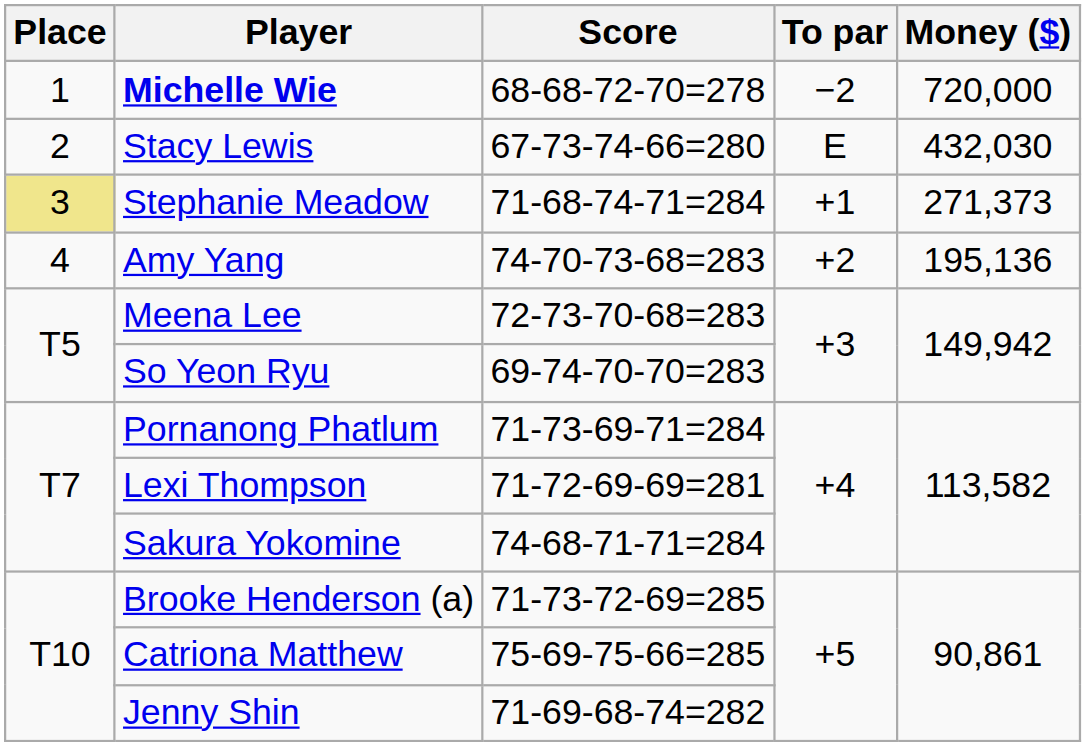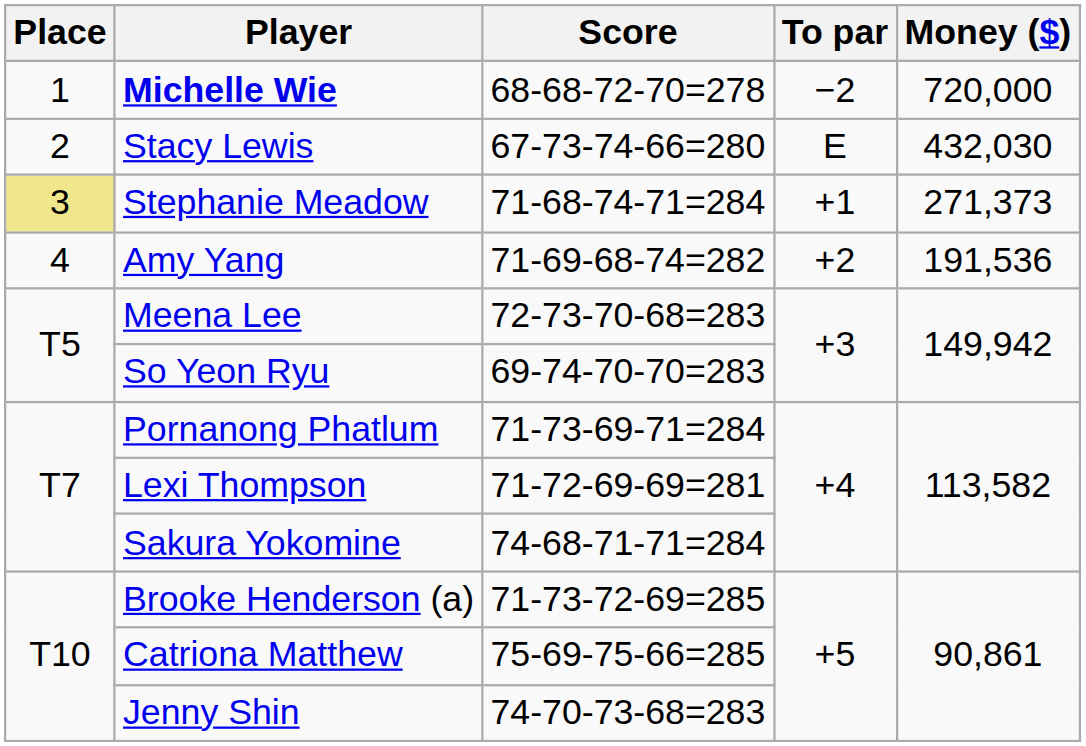(628, 259) 74-70-73-68=283 -> (628, 259) 71-69-68-74=282
(988, 259) 195,136 -> (988, 259) 191,536
(628, 711) 71-69-68-74=282 -> (628, 711) 74-70-73-68=283
